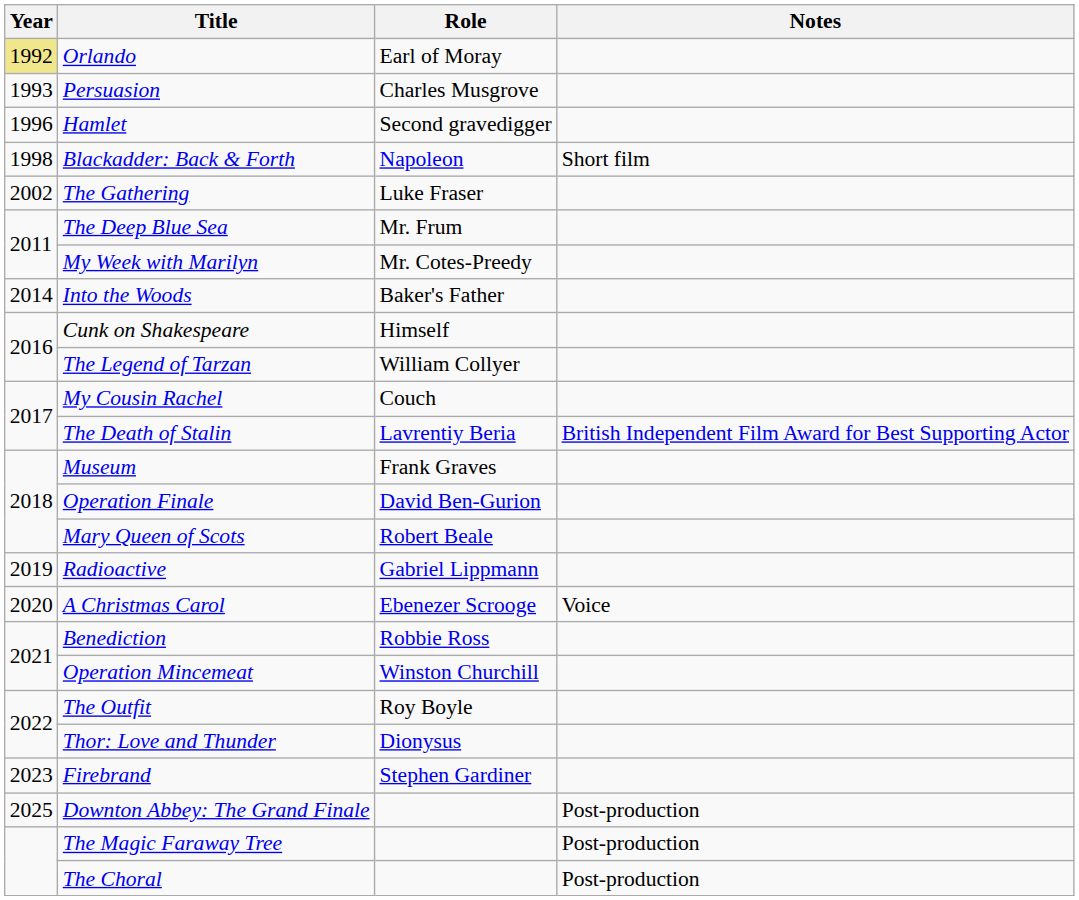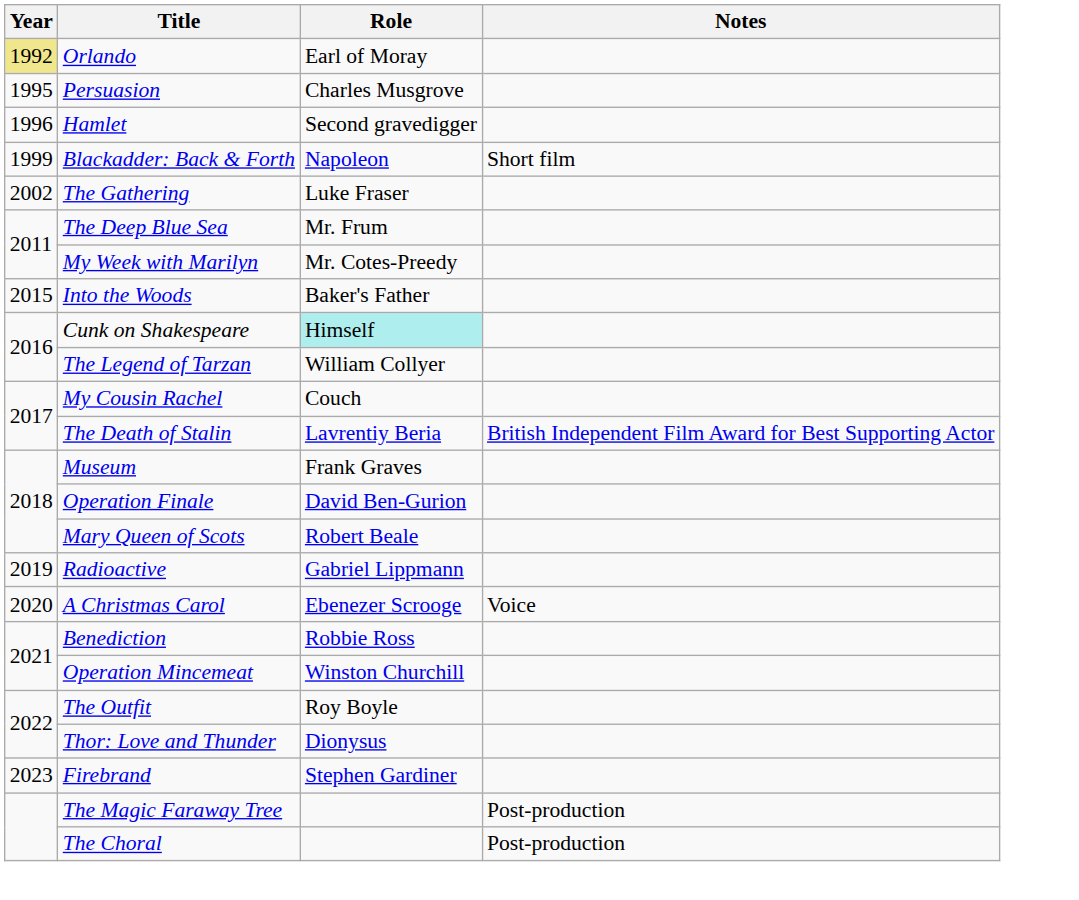(31, 90) 1993 -> (31, 90) 1995
(31, 158) 1998 -> (31, 158) 1999
(31, 295) 2014 -> (31, 295) 2015
(414, 329) no background -> (340, 329) paleturquoise background
- row: (216, 809)
